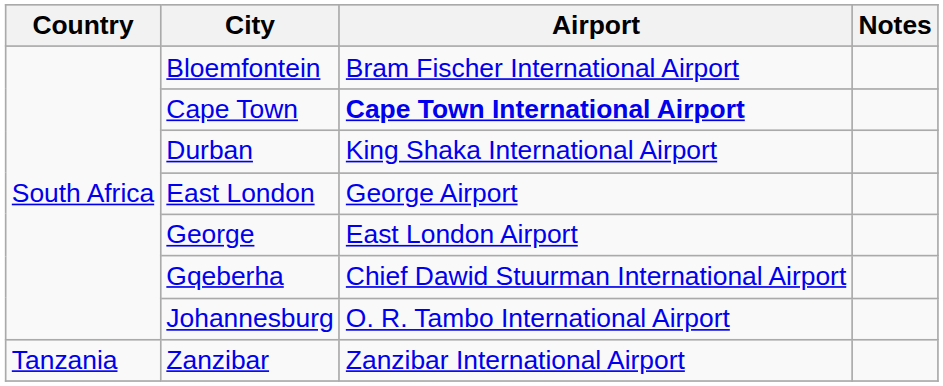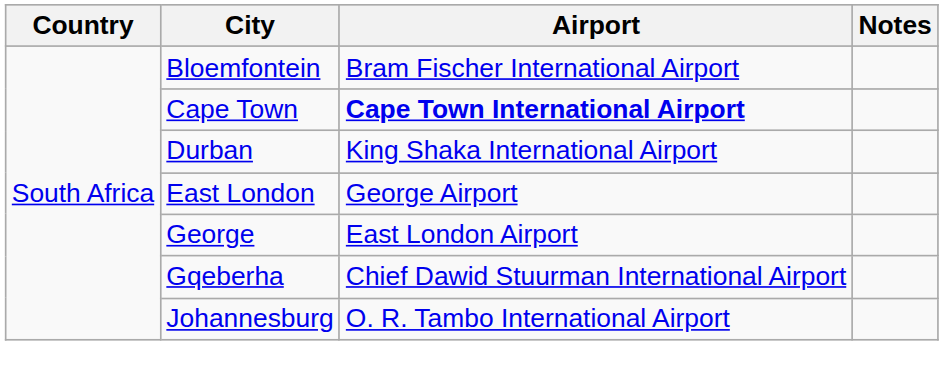- row: (218, 360)
